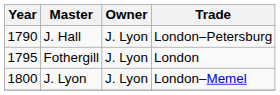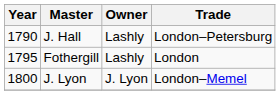(127, 36) J. Lyon -> (125, 36) Lashly
(127, 57) J. Lyon -> (125, 57) Lashly
